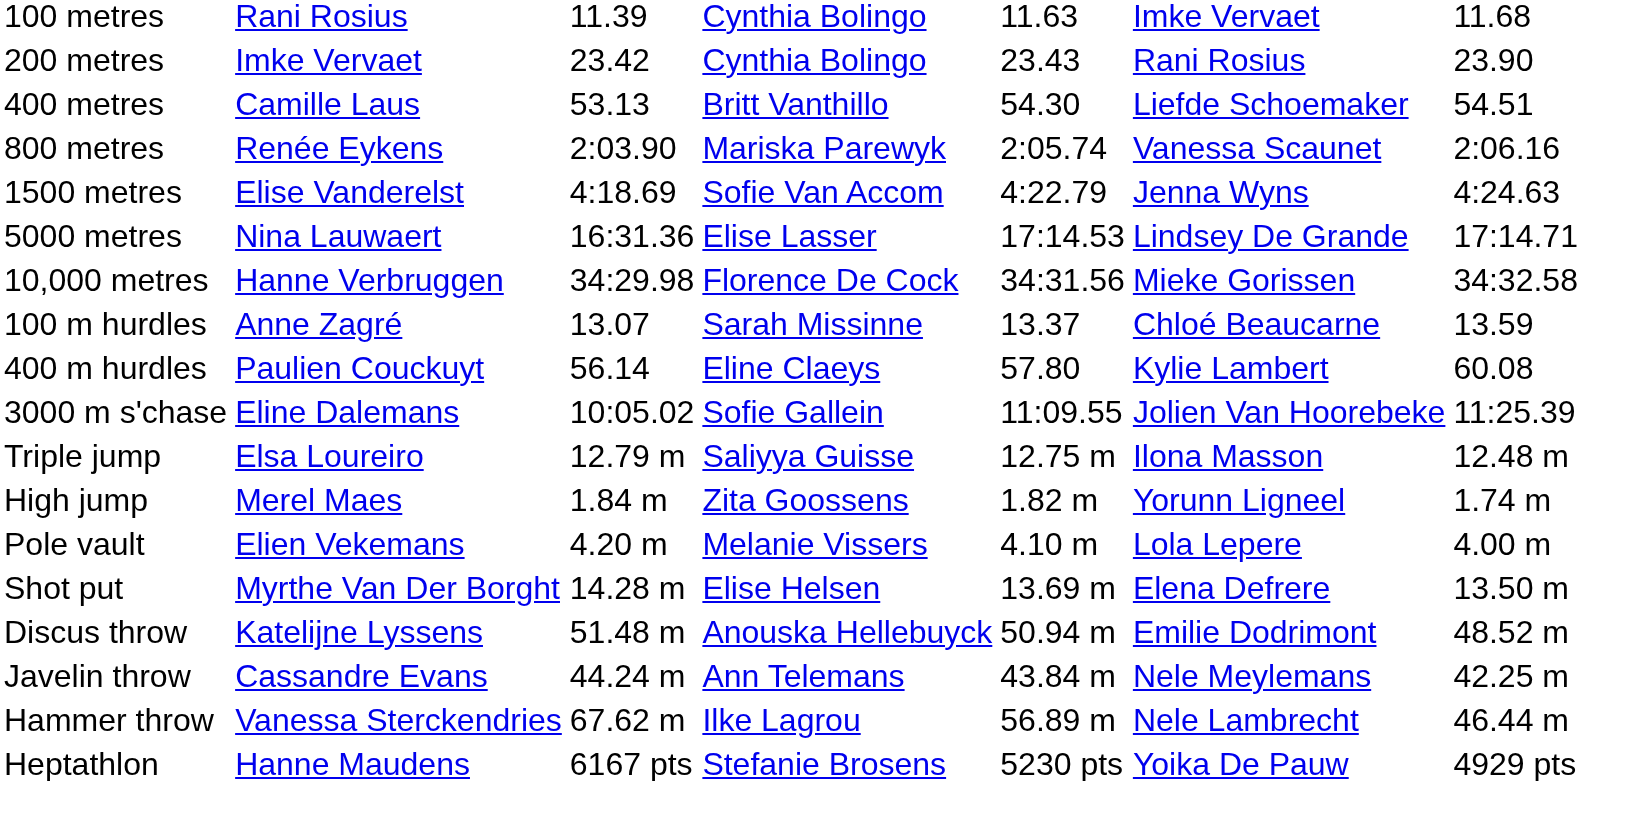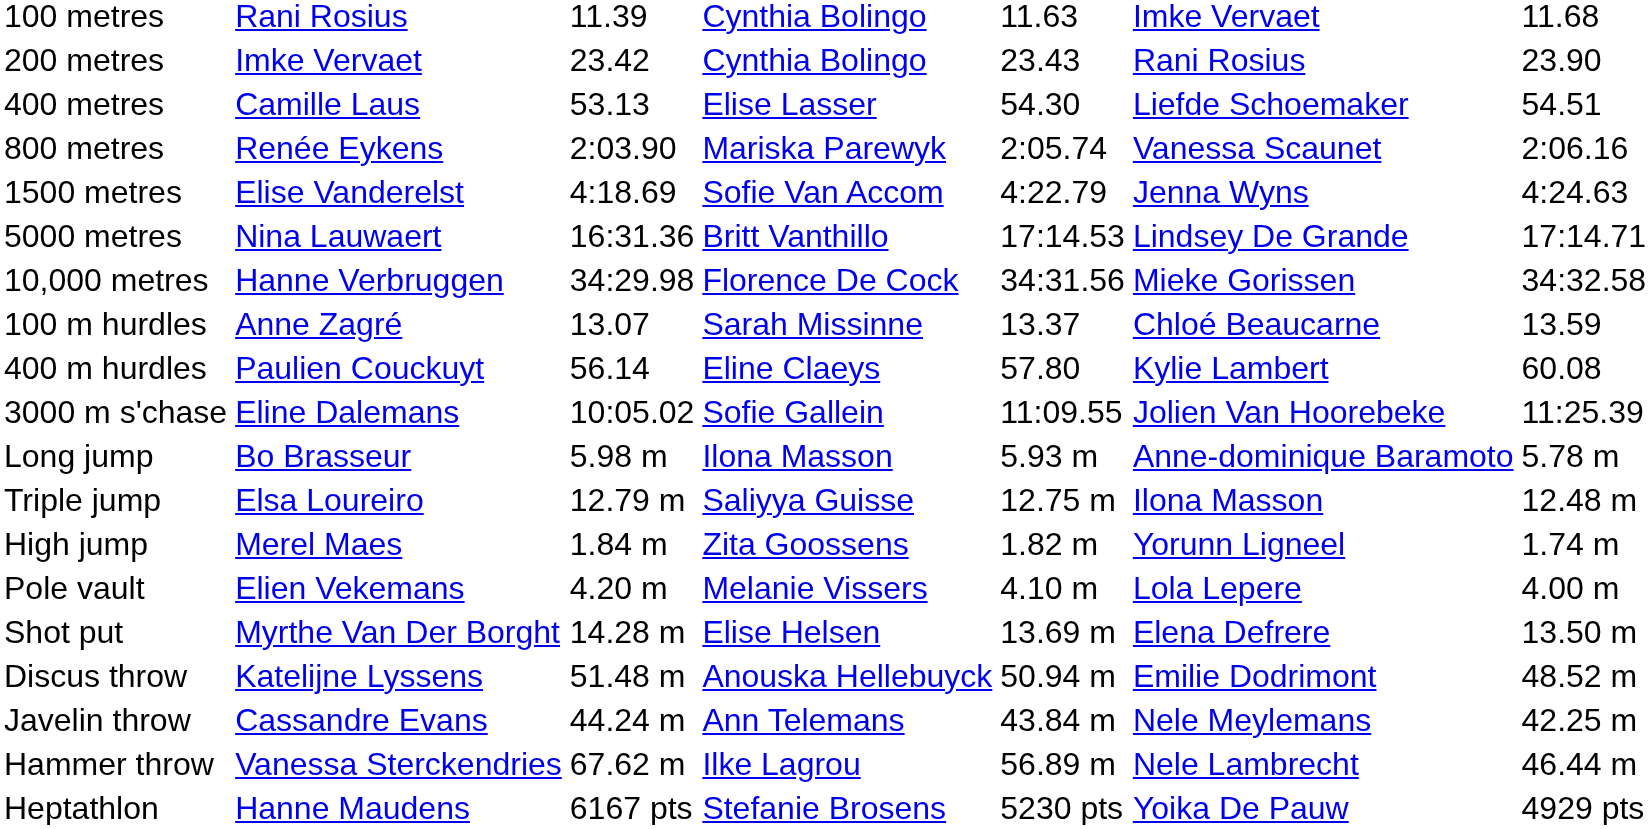(795, 104) Britt Vanthillo -> (790, 104) Elise Lasser
(790, 236) Elise Lasser -> (795, 236) Britt Vanthillo
+ row: (79, 456)
